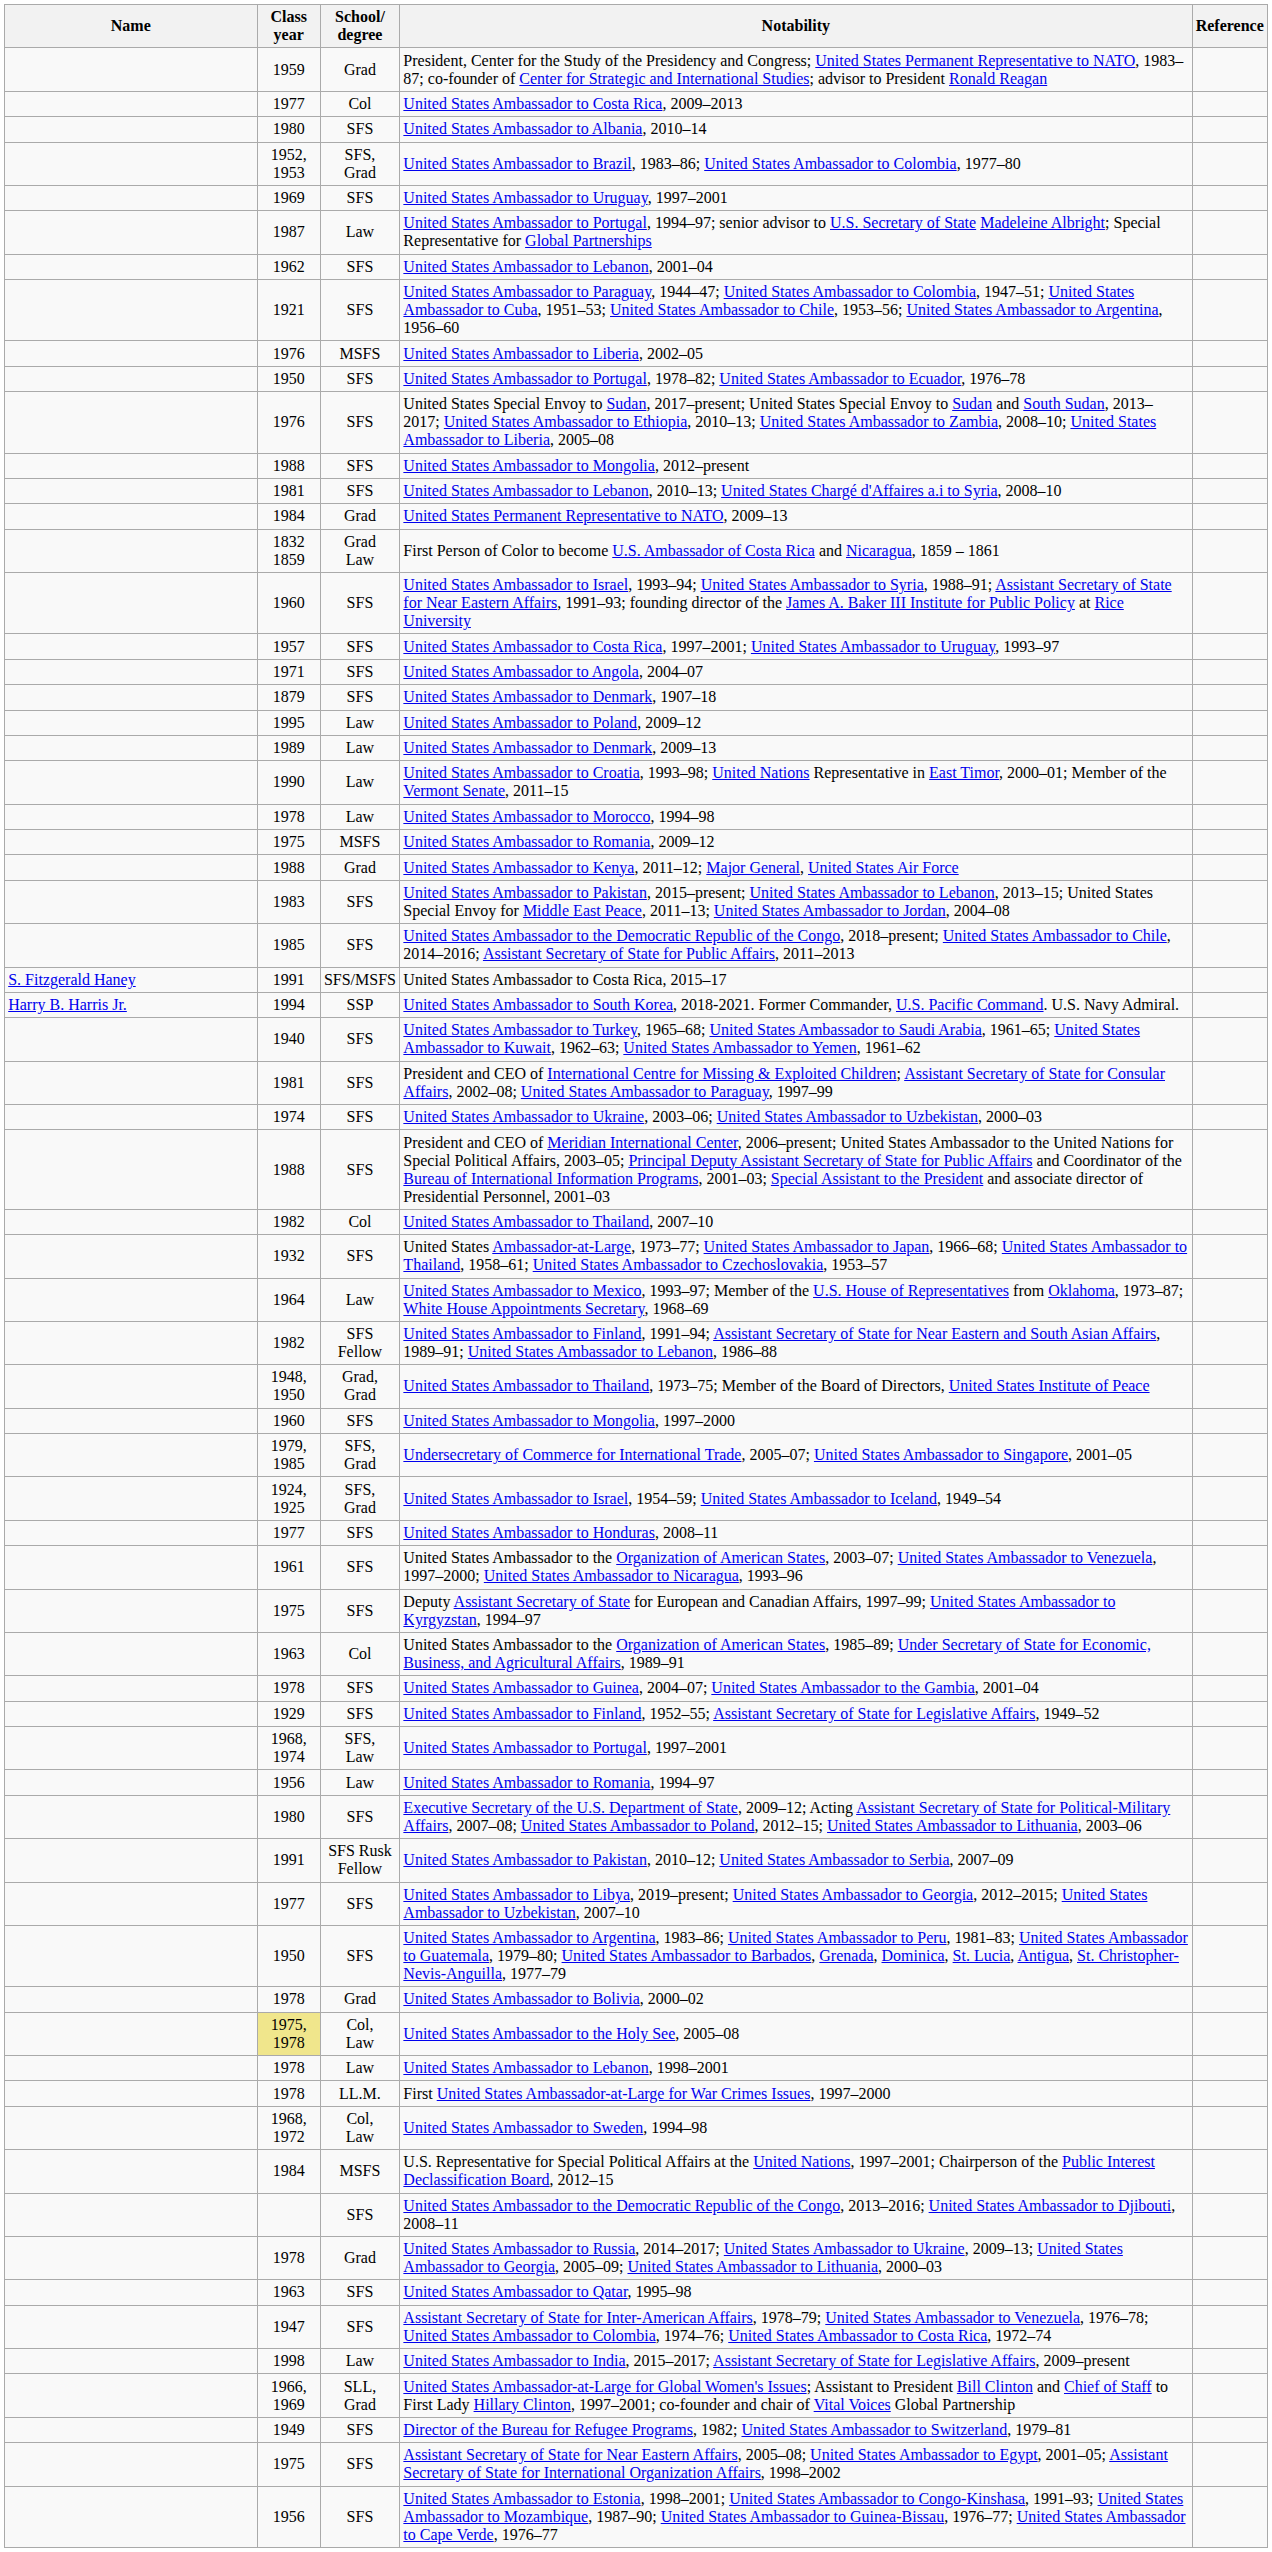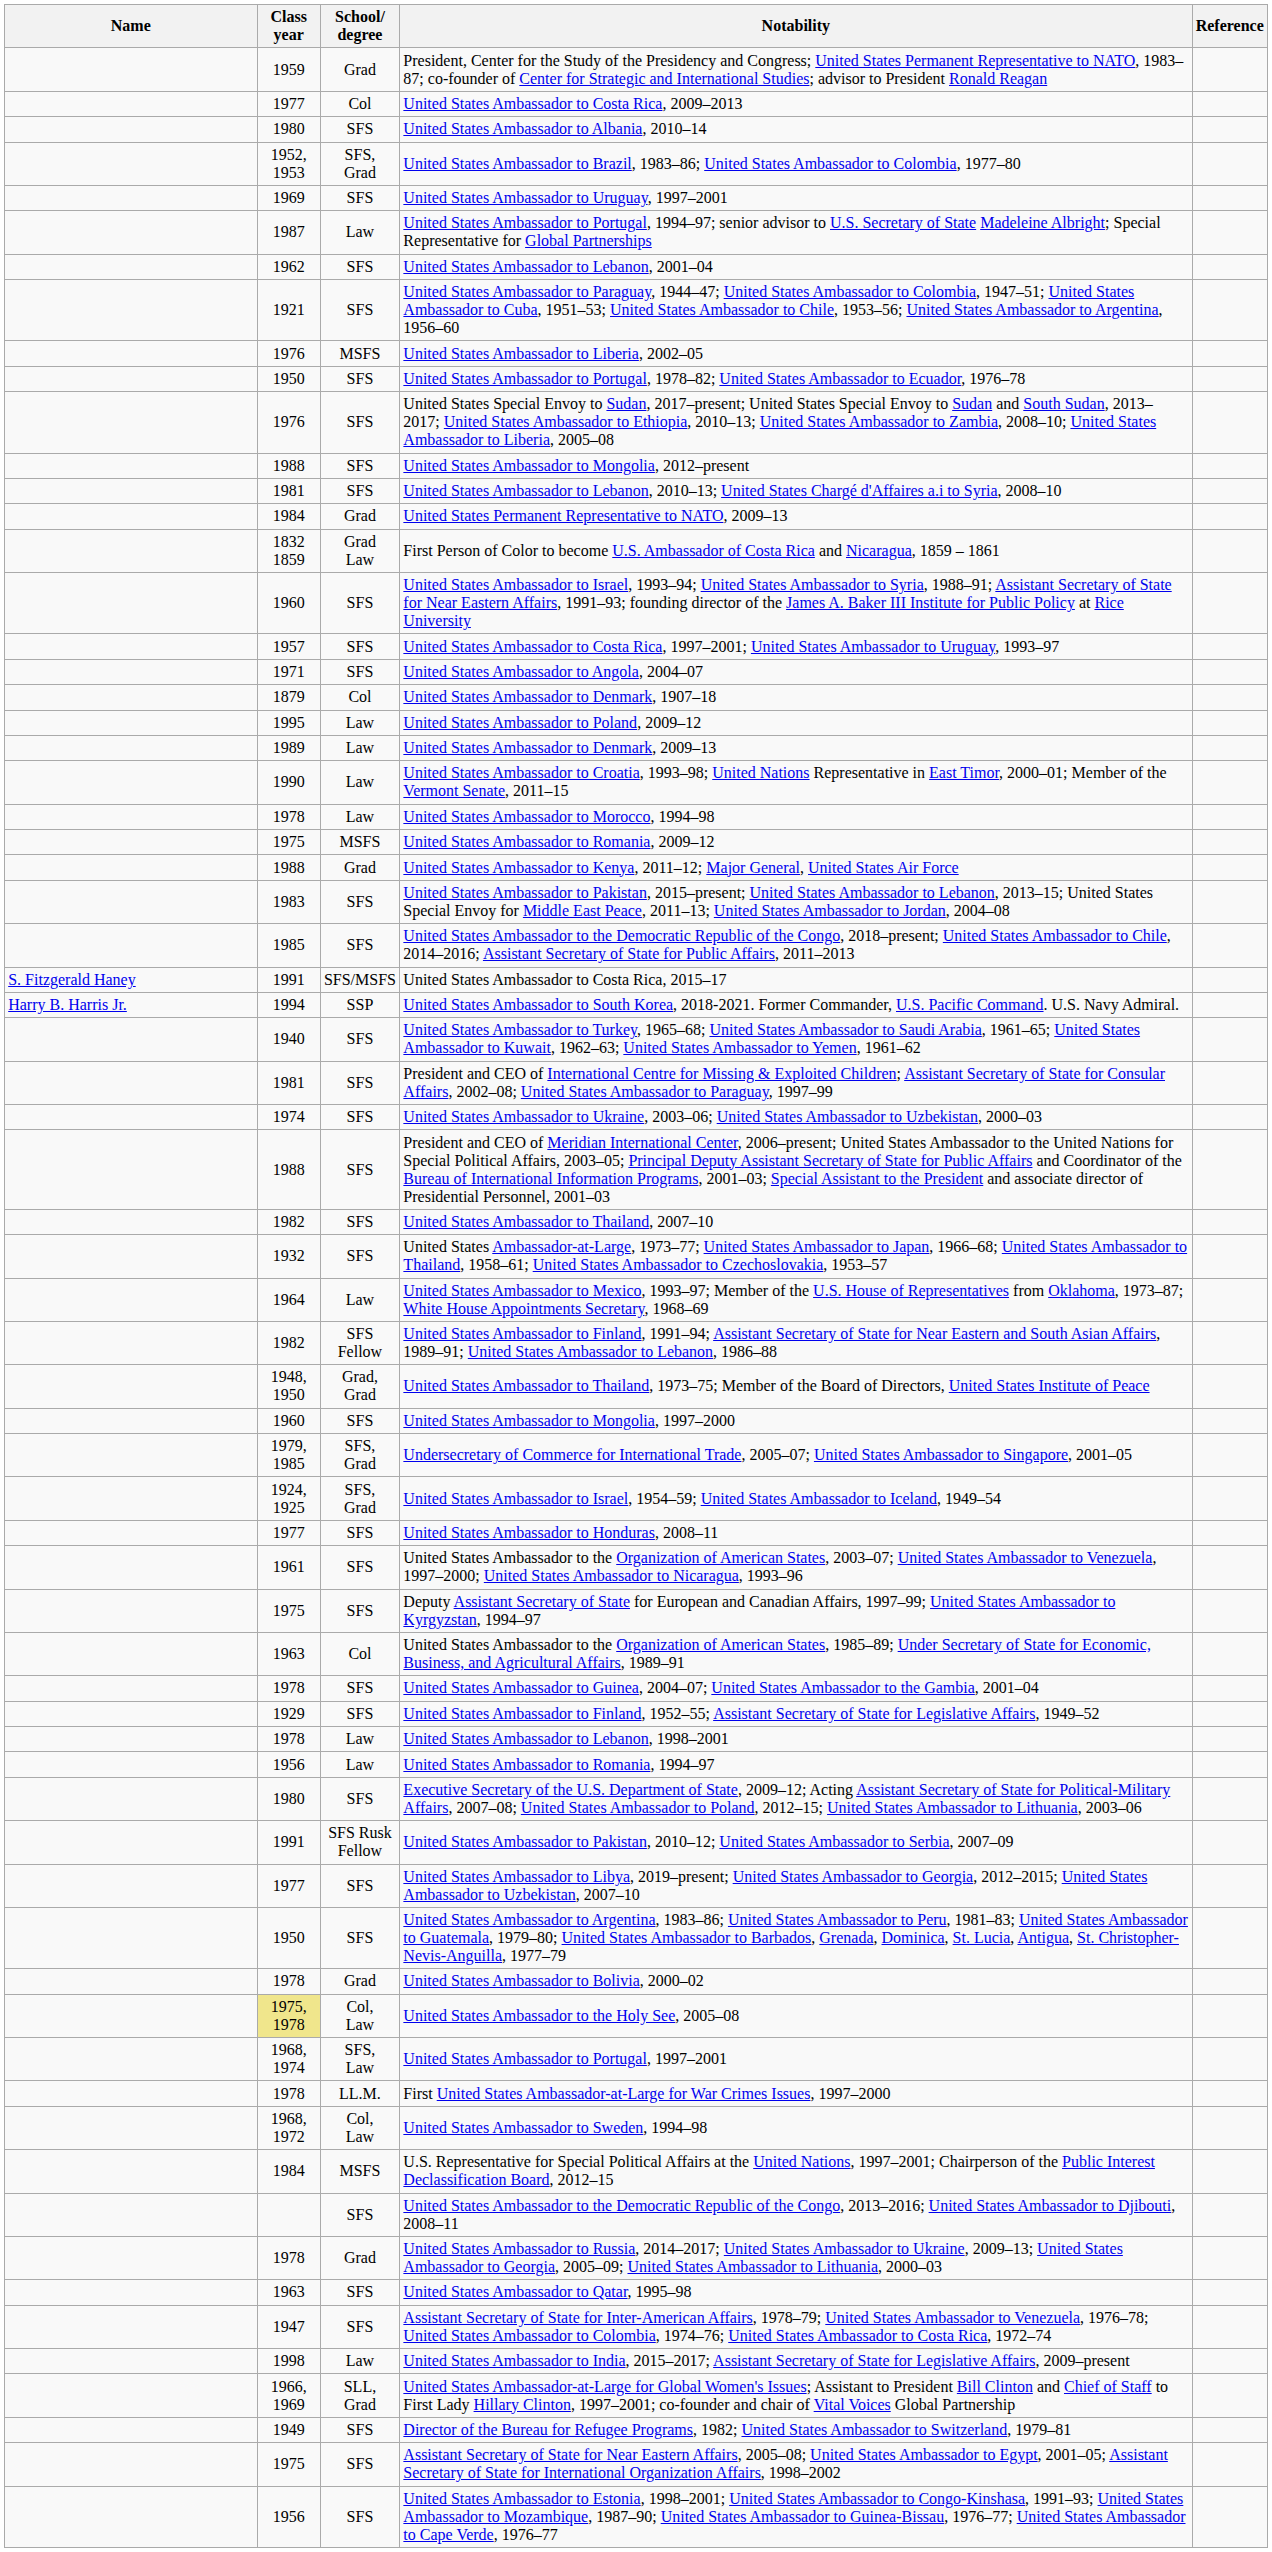(360, 697) SFS -> (360, 697) Col
(360, 1221) Col -> (360, 1221) SFS
rows swapped: (565, 1748) <-> (566, 2068)
